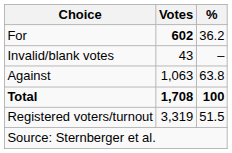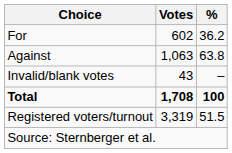(182, 35) bold -> (182, 35) normal
rows swapped: (29, 76) <-> (61, 55)
